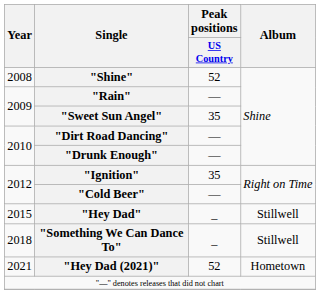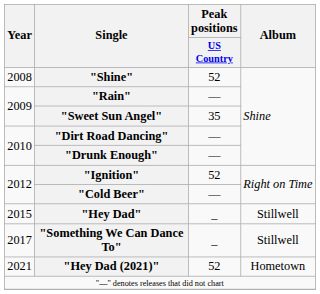(214, 174) 35 -> (214, 174) 52
(20, 240) 2018 -> (20, 240) 2017
